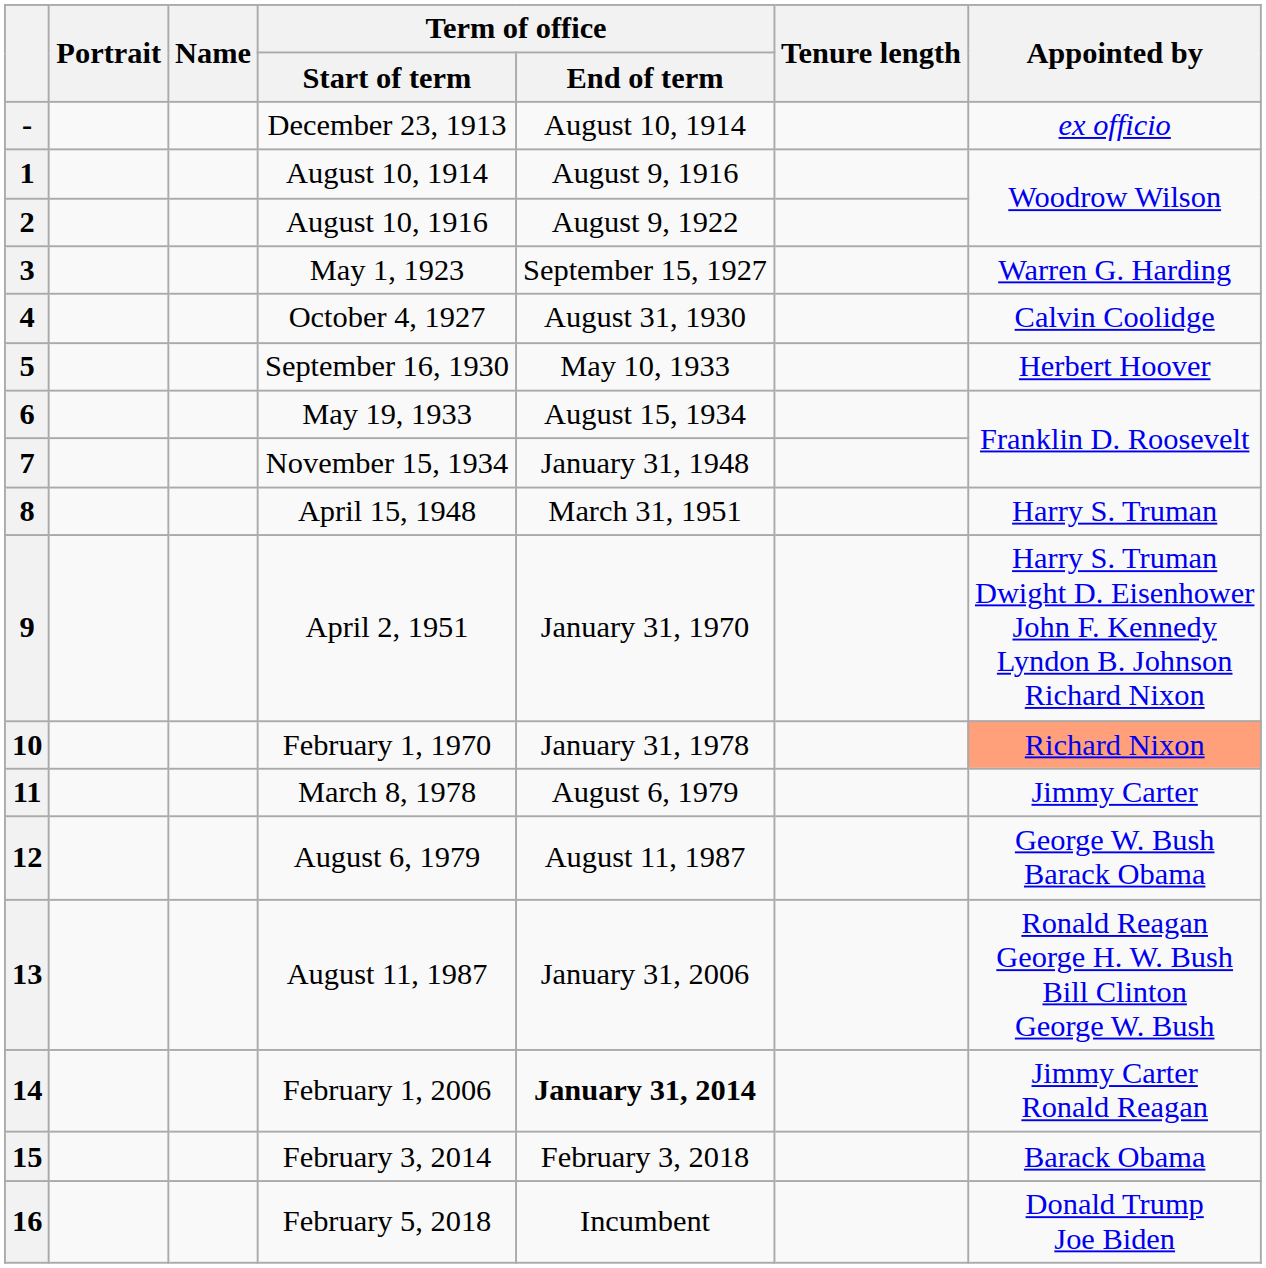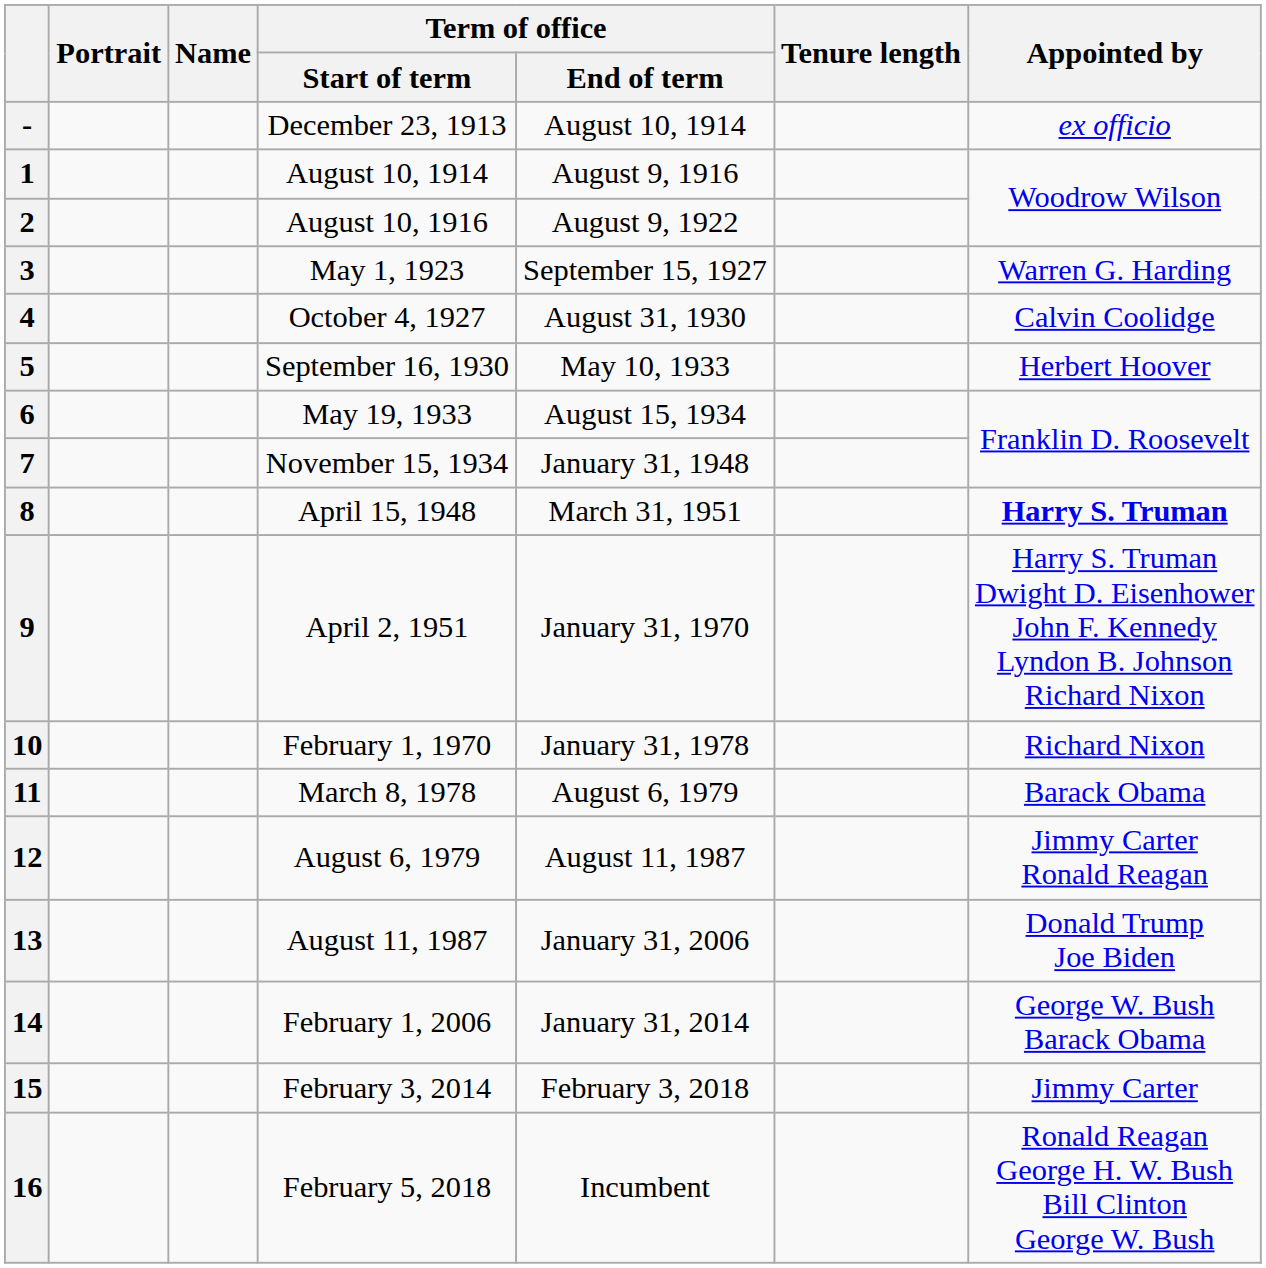(1115, 510) normal -> (1115, 510) bold
(1115, 743) lightsalmon background -> (1115, 743) no background
(1115, 792) Jimmy Carter -> (1115, 792) Barack Obama
(1115, 857) George W. Bush Barack Obama -> (1115, 857) Jimmy Carter Ronald Reagan
(1115, 974) Ronald Reagan George H. W. Bush Bill Clinton George W. Bush -> (1115, 939) Donald Trump Joe Biden
(645, 1090) bold -> (645, 1022) normal
(1115, 1090) Jimmy Carter Ronald Reagan -> (1115, 1022) George W. Bush Barack Obama
(1115, 1156) Barack Obama -> (1115, 1087) Jimmy Carter
(1115, 1221) Donald Trump Joe Biden -> (1115, 1187) Ronald Reagan George H. W. Bush Bill Clinton George W. Bush
